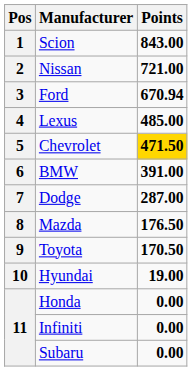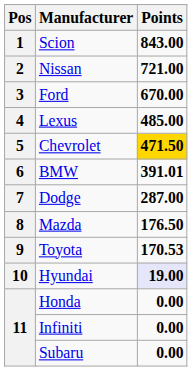(162, 95) 670.94 -> (162, 95) 670.00
(162, 172) 391.00 -> (162, 172) 391.01
(162, 249) 170.50 -> (162, 249) 170.53
(166, 275) no background -> (166, 275) lavender background
